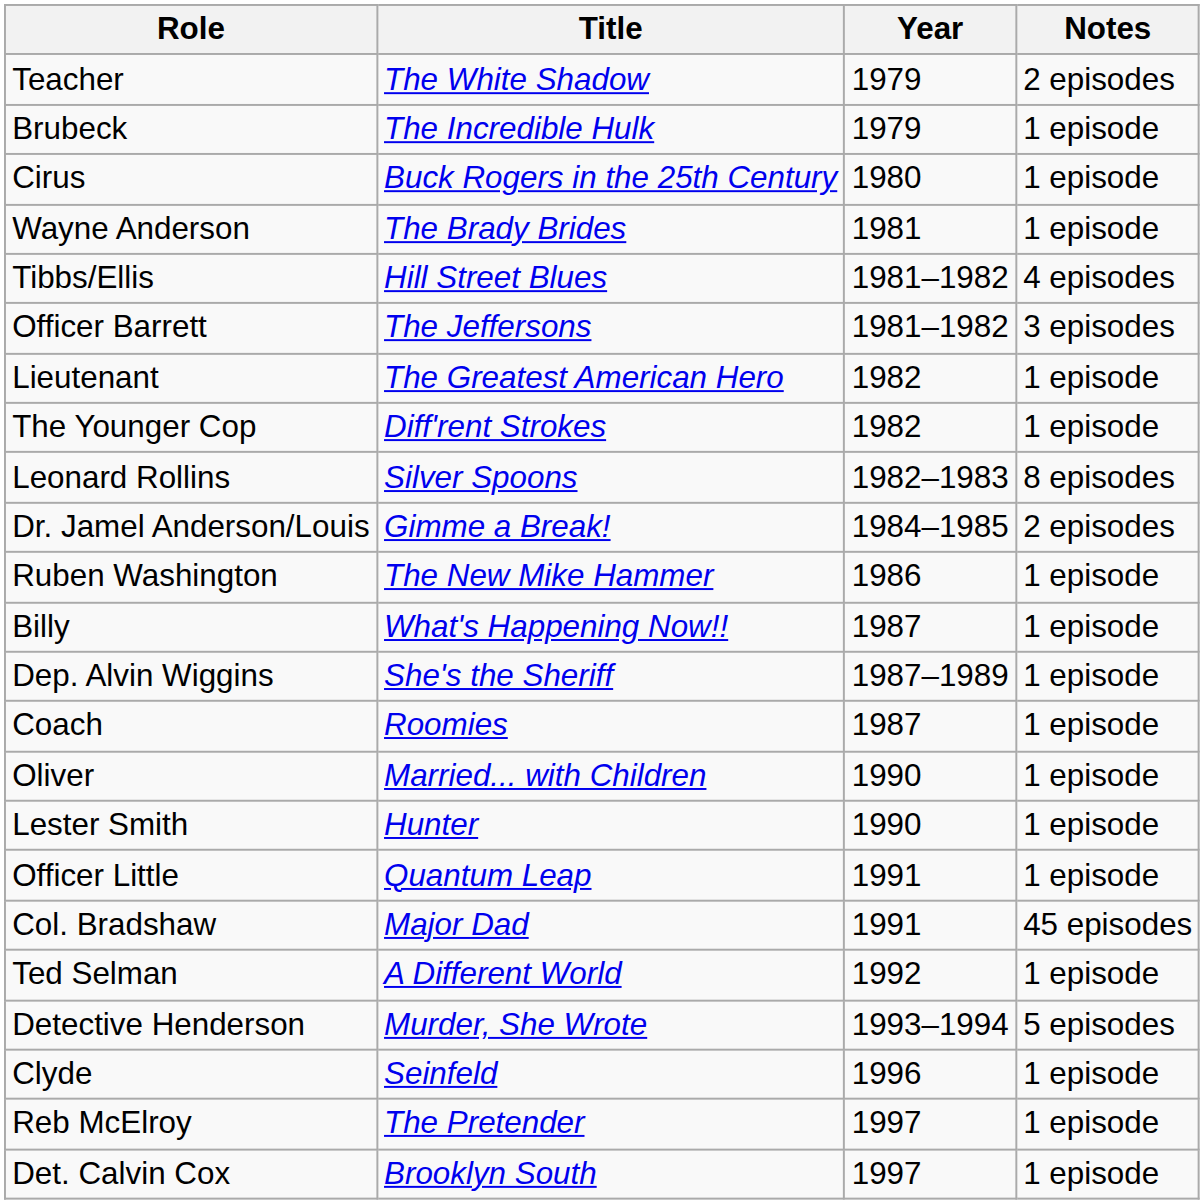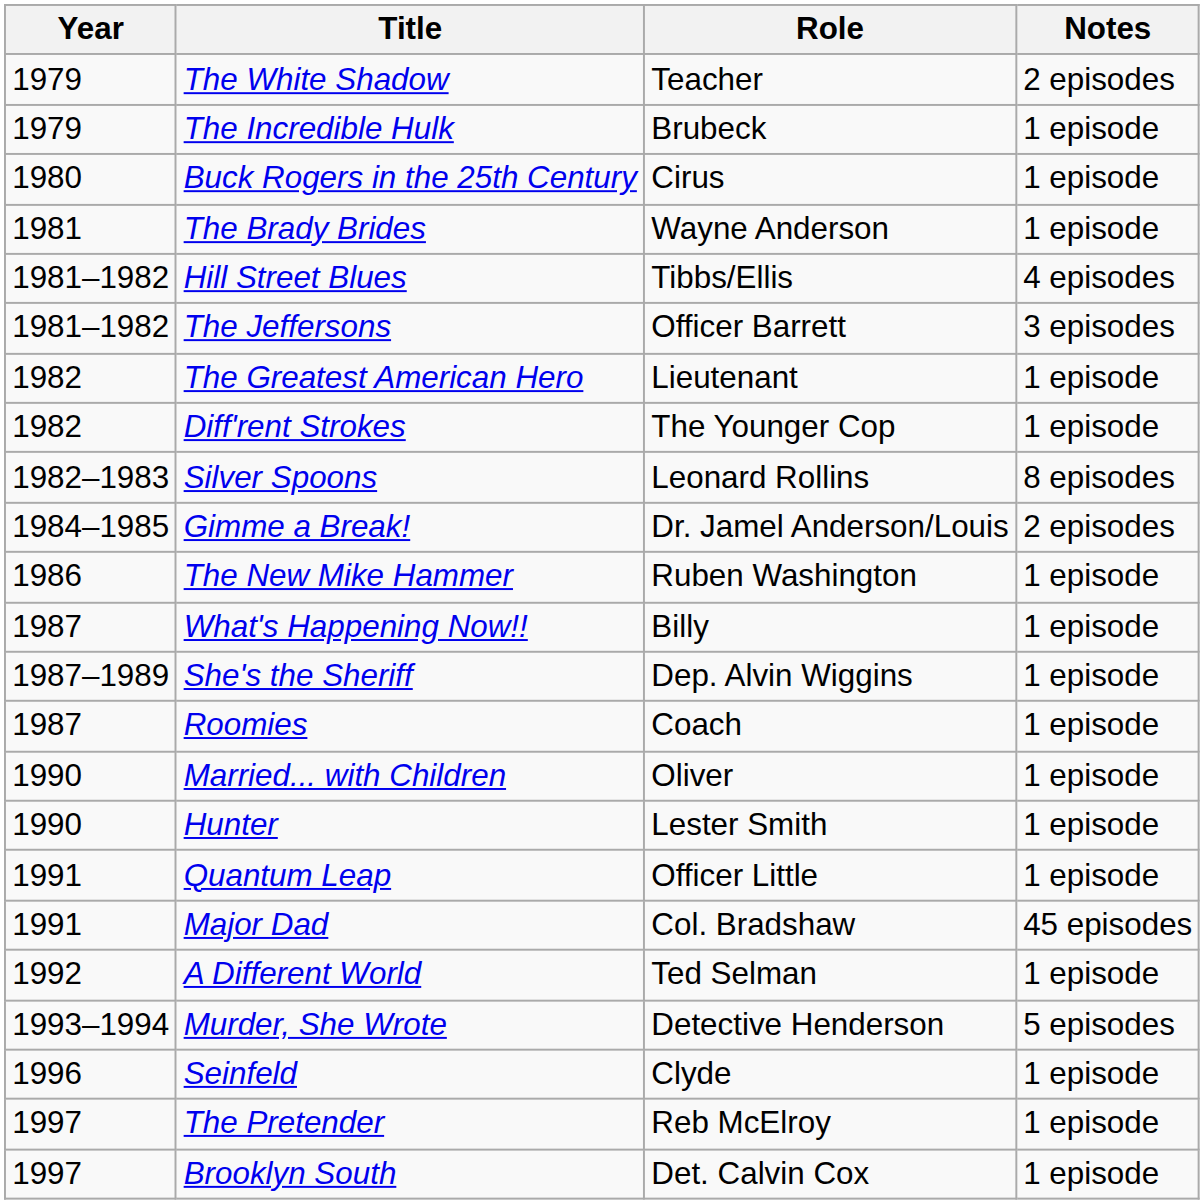columns swapped: (930, 29) <-> (191, 29)
